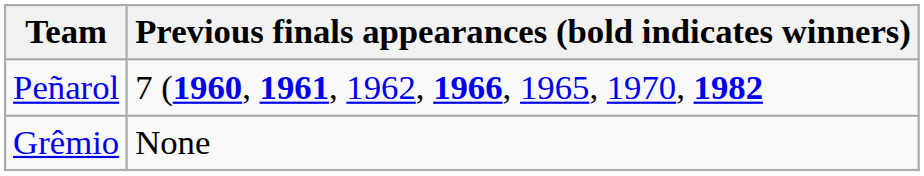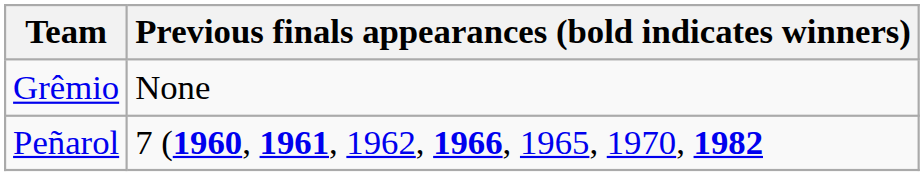rows swapped: (66, 87) <-> (66, 142)
